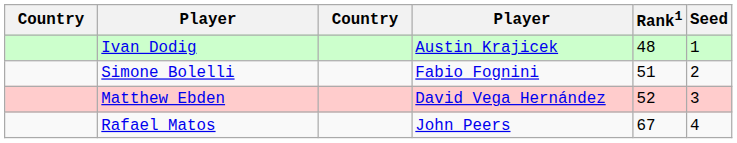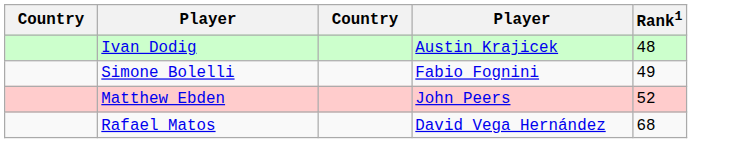- column: (709, 20)
(646, 73) 51 -> (646, 73) 49
(511, 99) David Vega Hernández -> (463, 99) John Peers
(463, 125) John Peers -> (511, 125) David Vega Hernández
(646, 125) 67 -> (646, 125) 68
